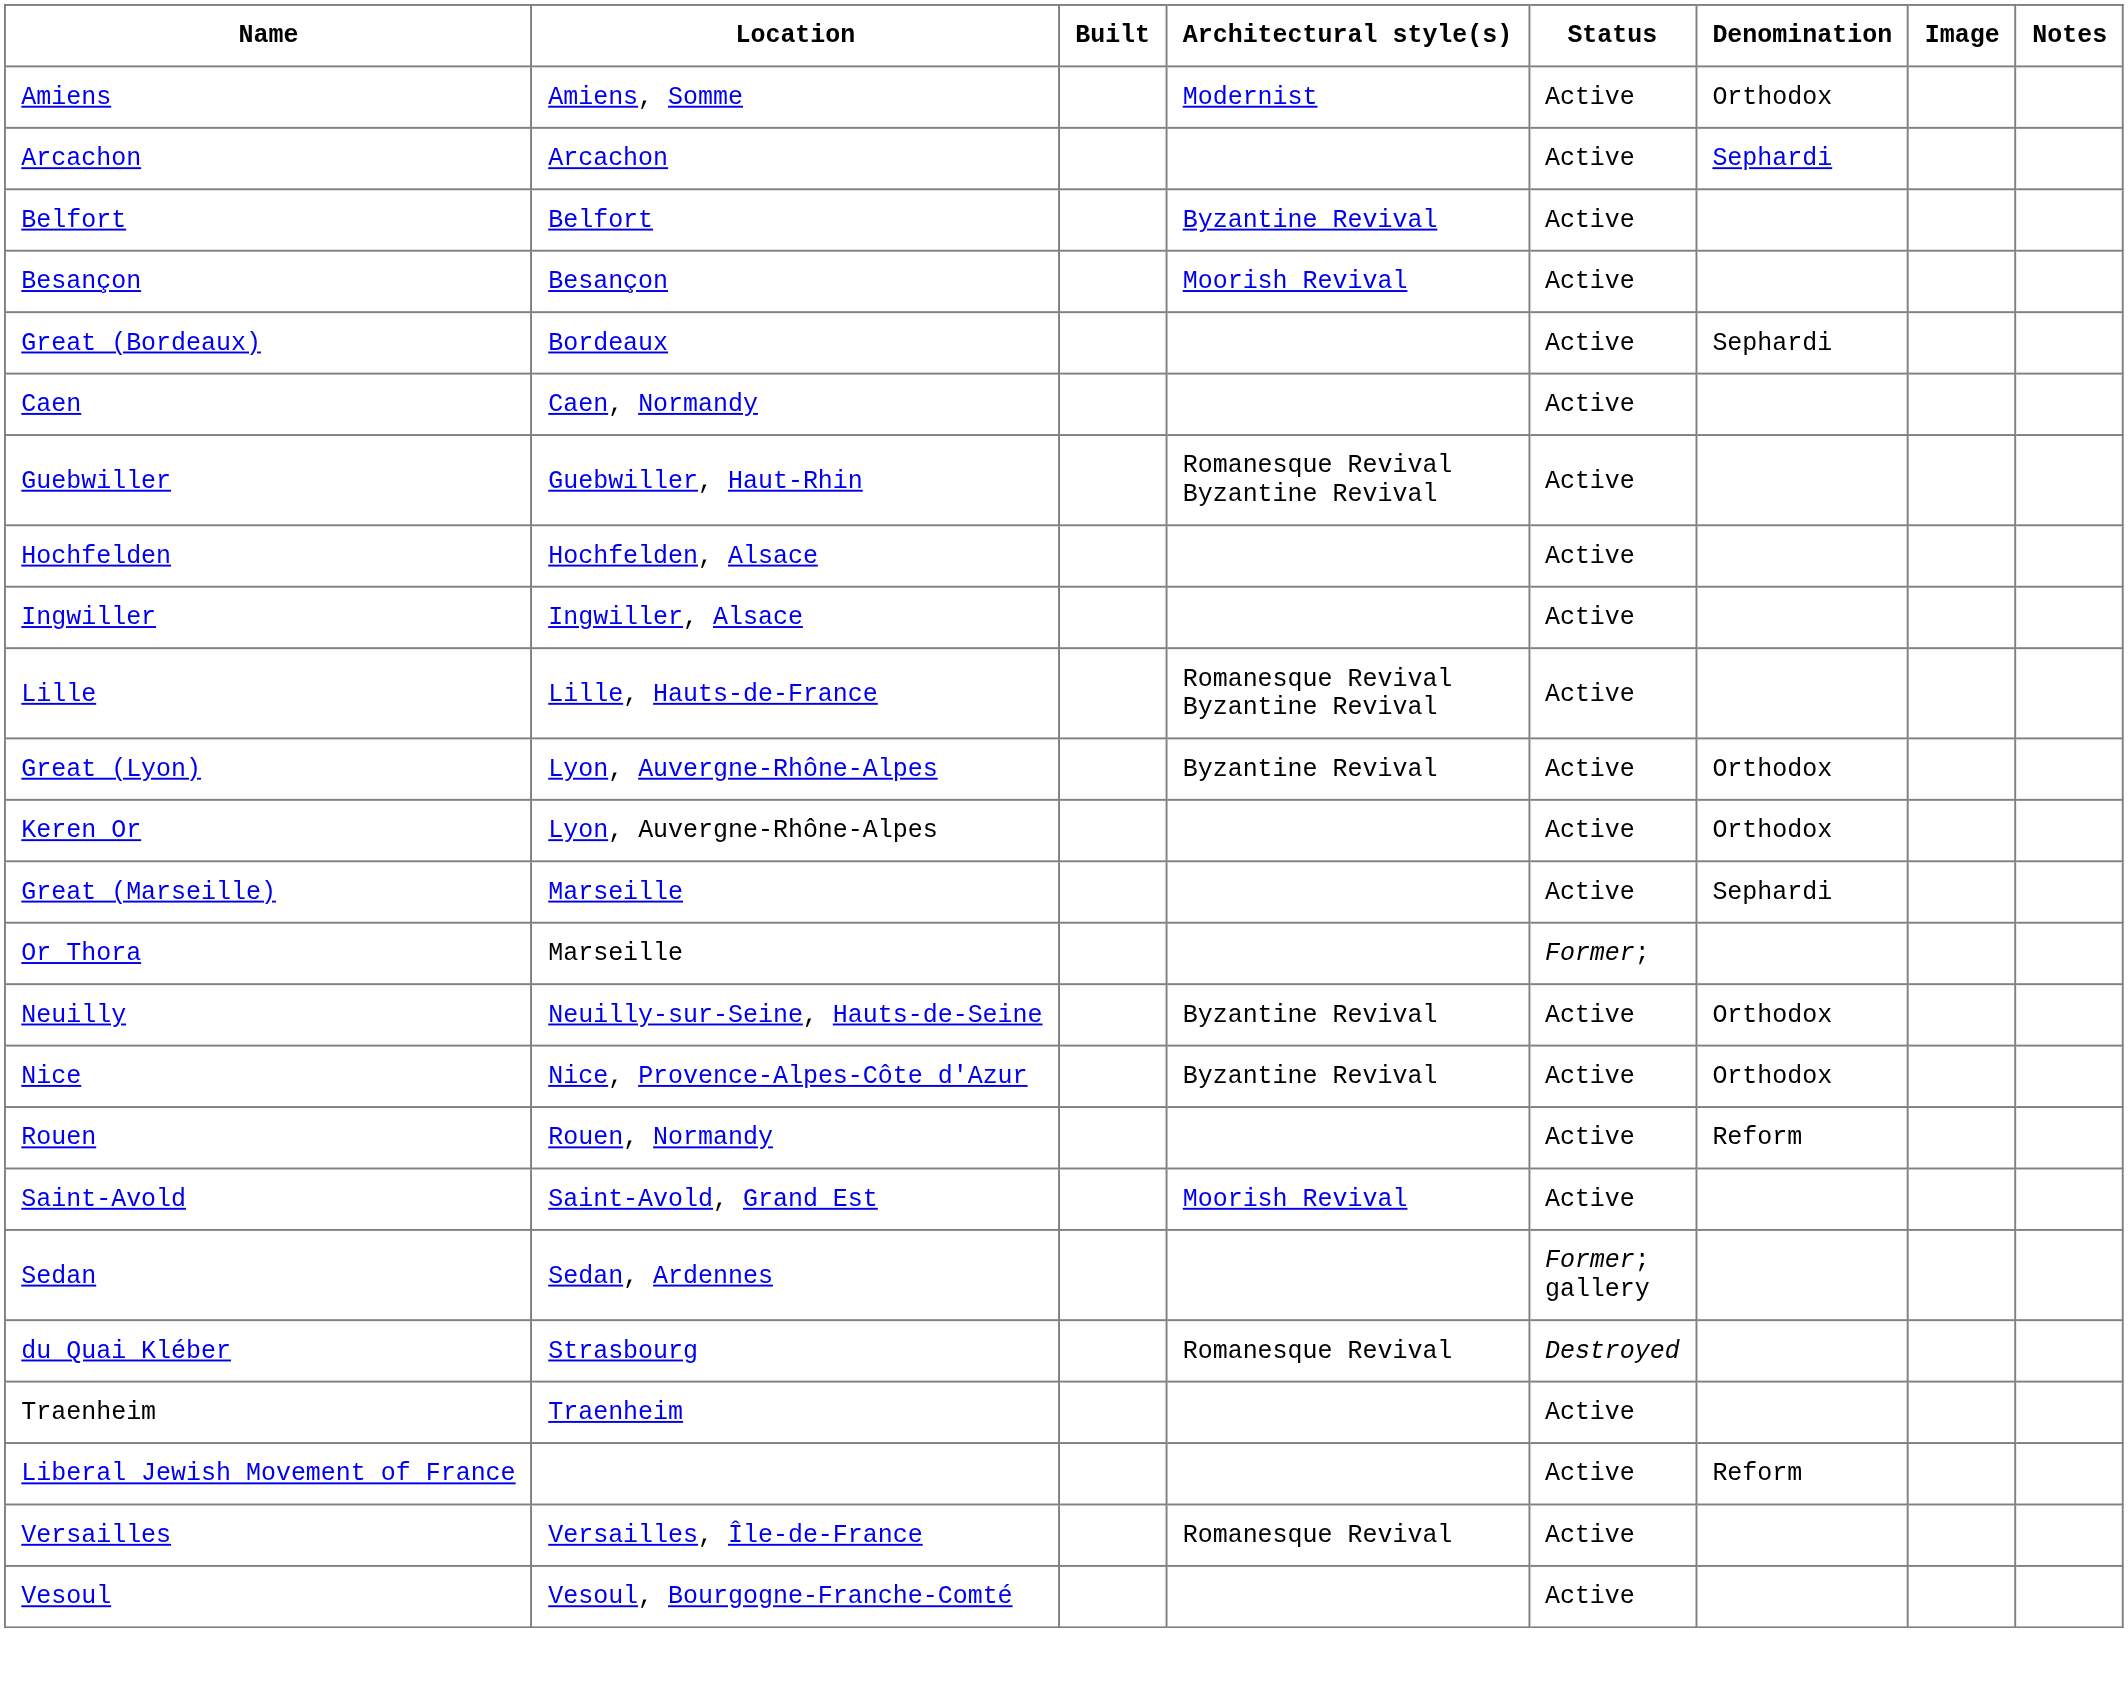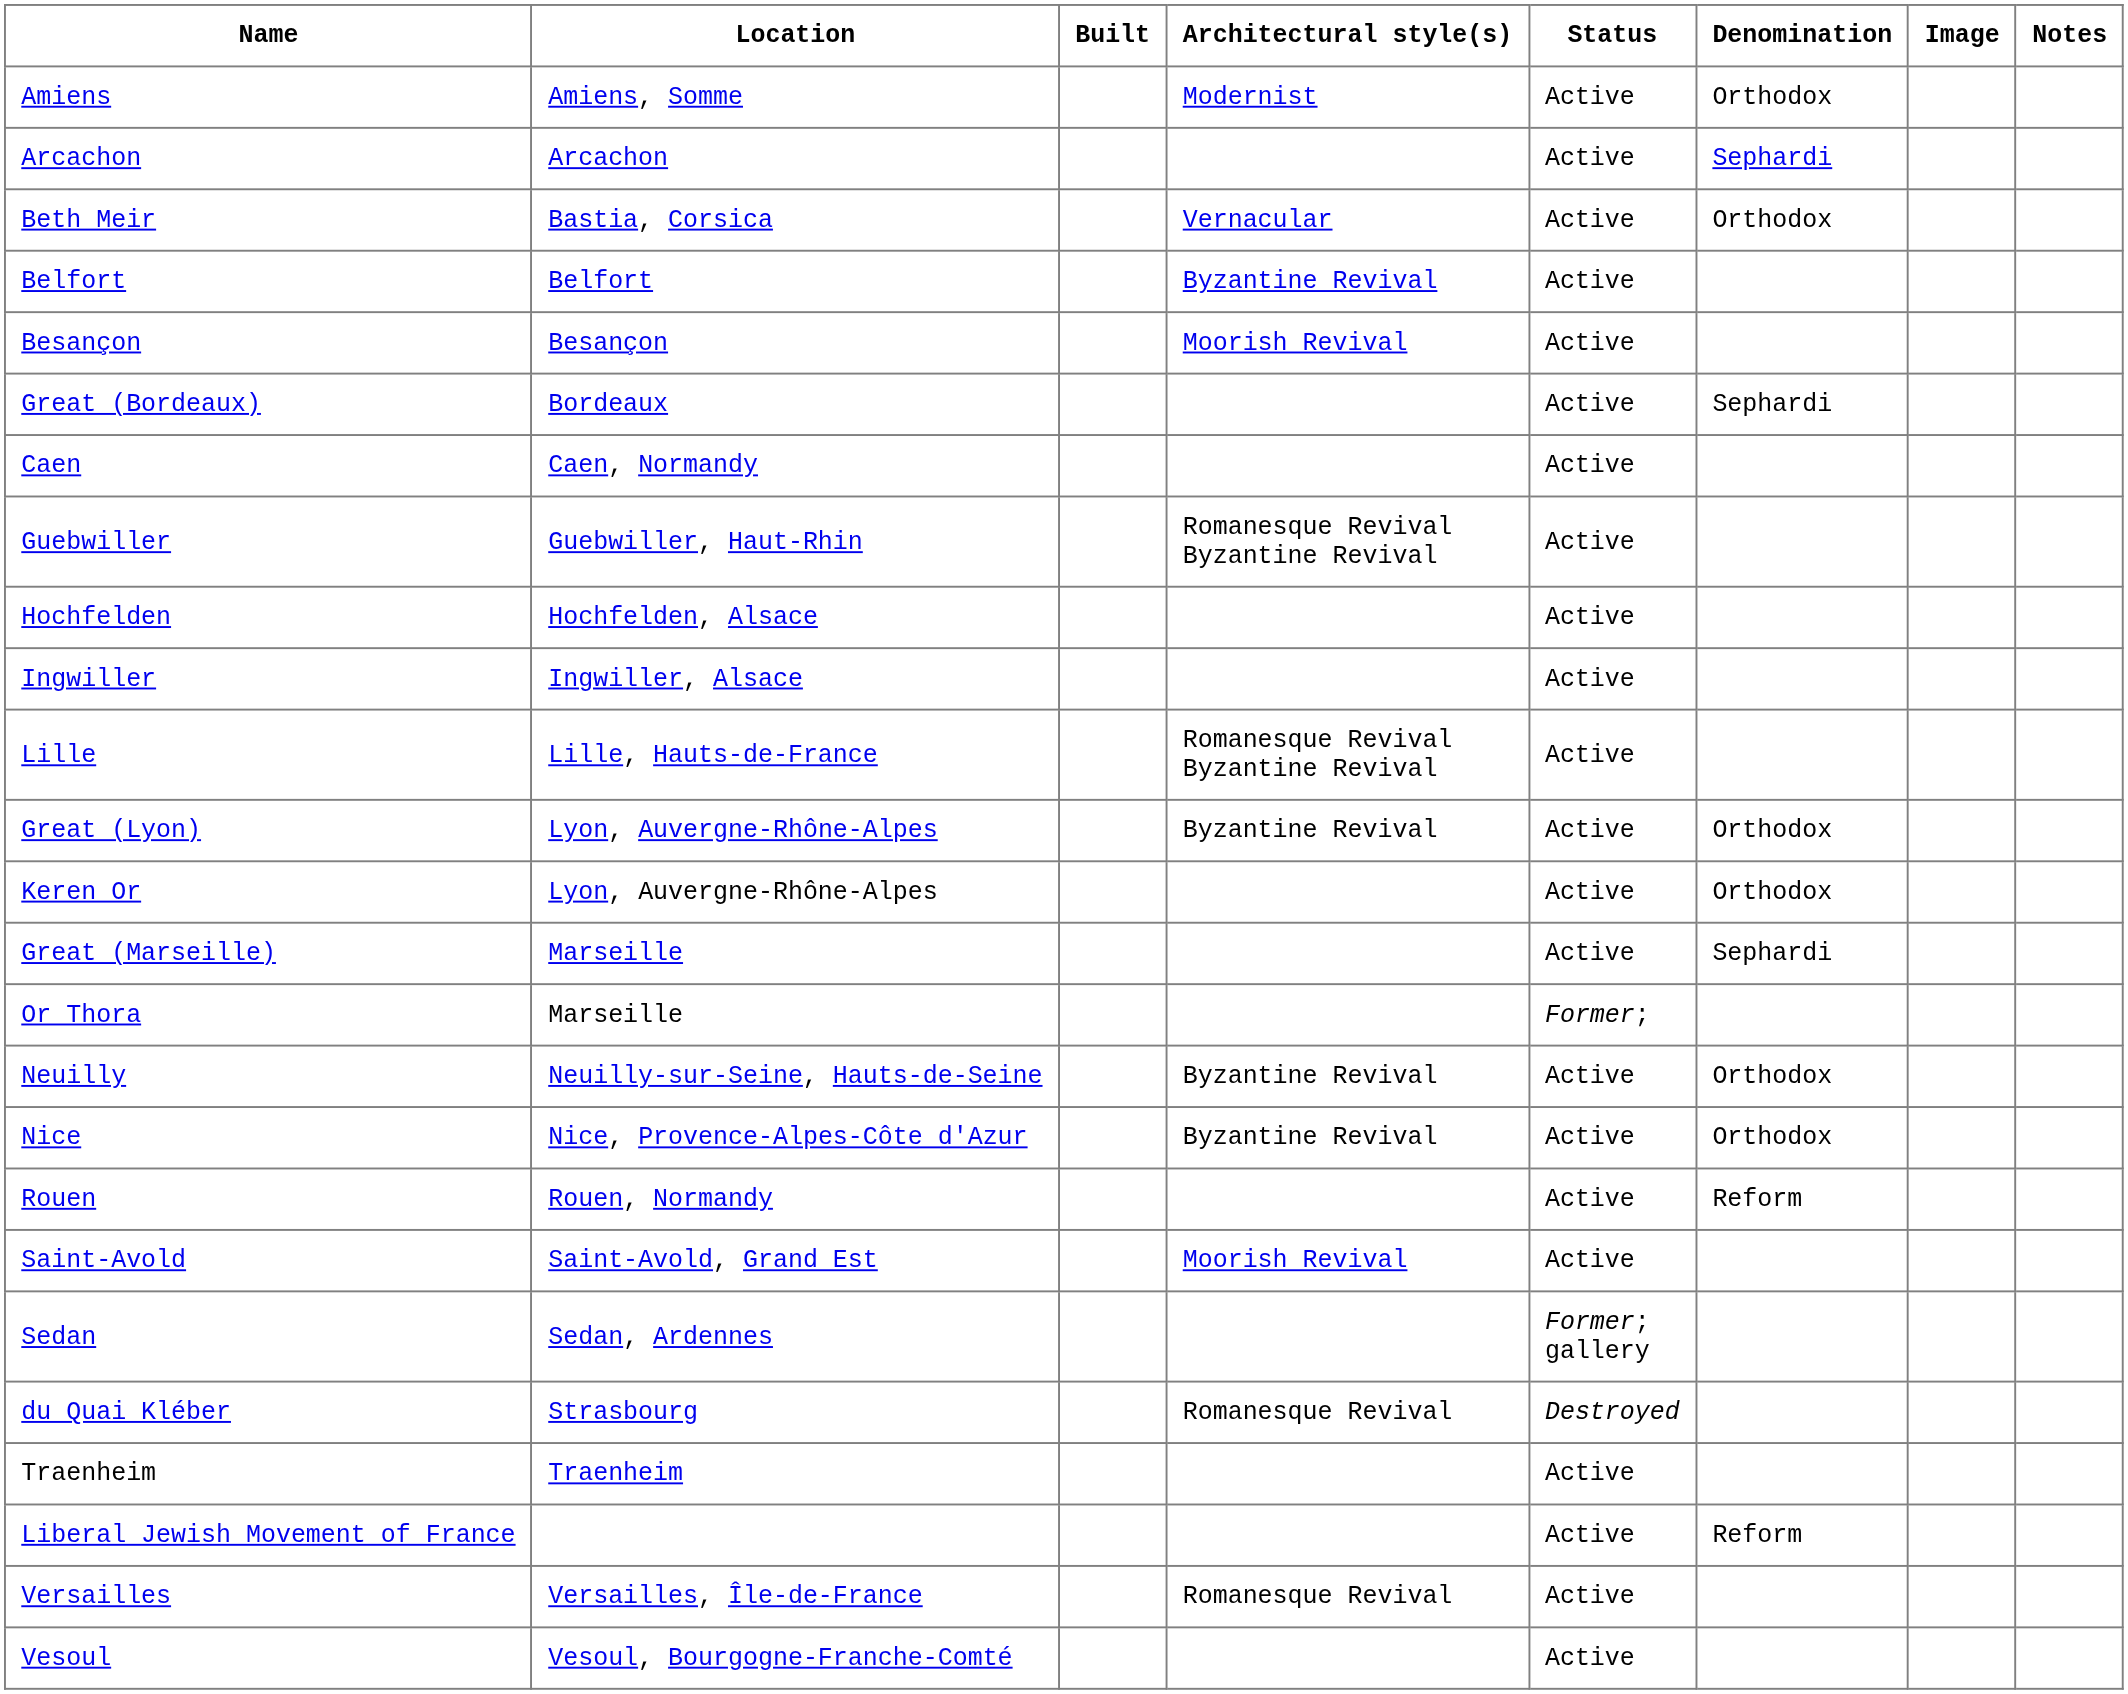+ row: (89, 220)
